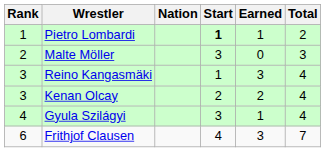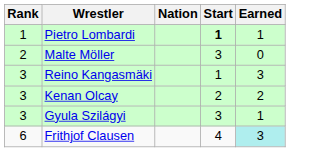- column: (303, 14)
(23, 116) 4 -> (23, 116) 3
(260, 136) no background -> (260, 136) paleturquoise background
